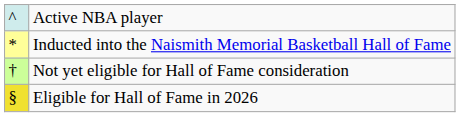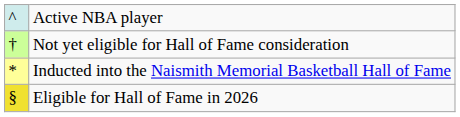rows swapped: (242, 44) <-> (191, 71)
